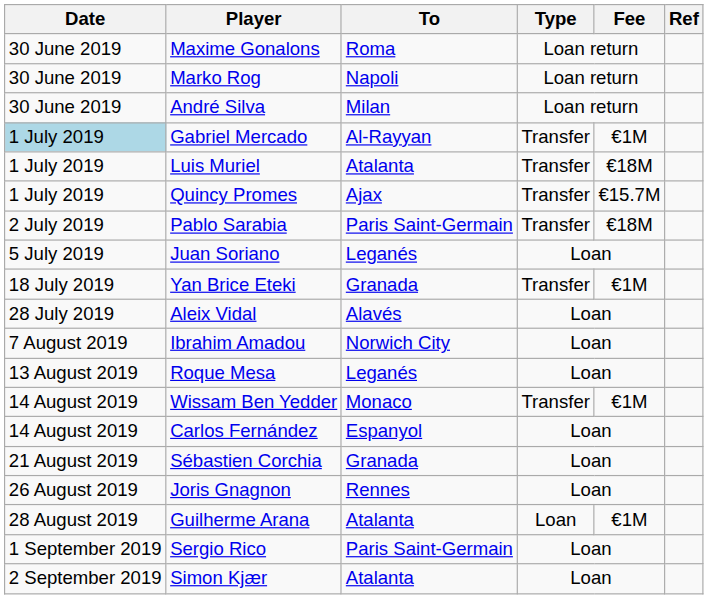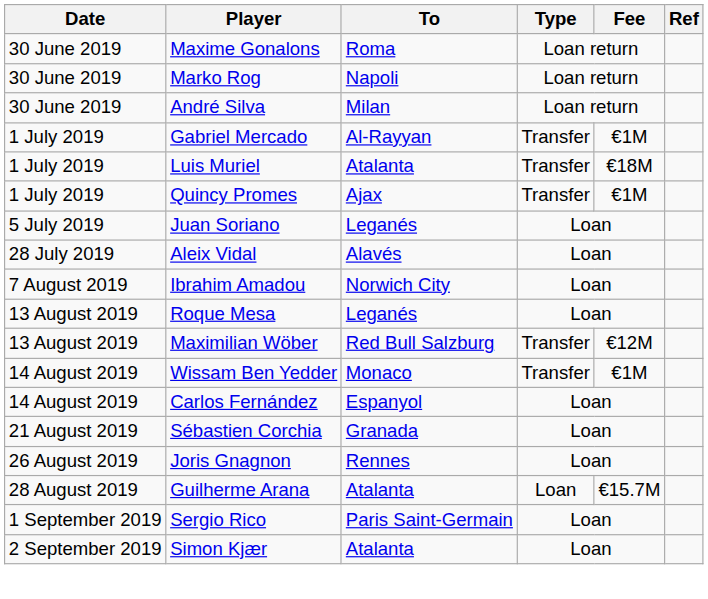(56, 136) lightblue background -> (56, 136) no background
(629, 195) €15.7M -> (629, 195) €1M
- row: (228, 225)
- row: (233, 284)
+ row: (244, 343)
(629, 519) €1M -> (629, 490) €15.7M
